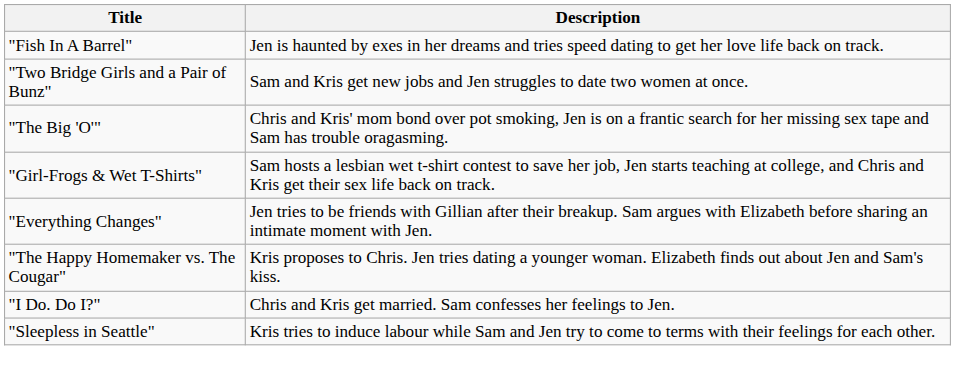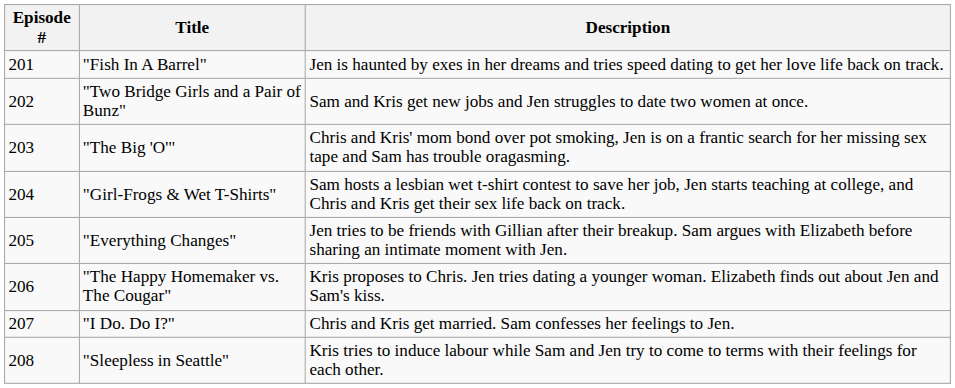+ column: (42, 27)
